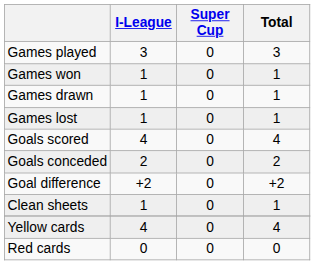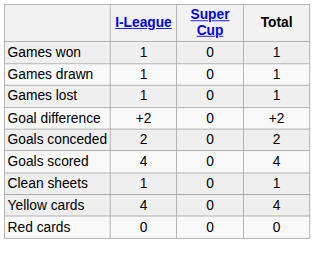- row: (52, 52)
rows swapped: (48, 140) <-> (54, 183)
